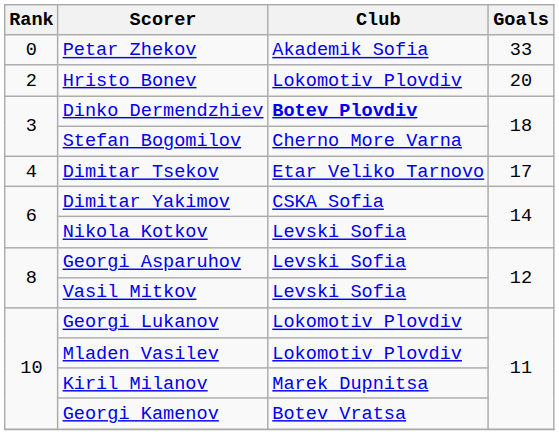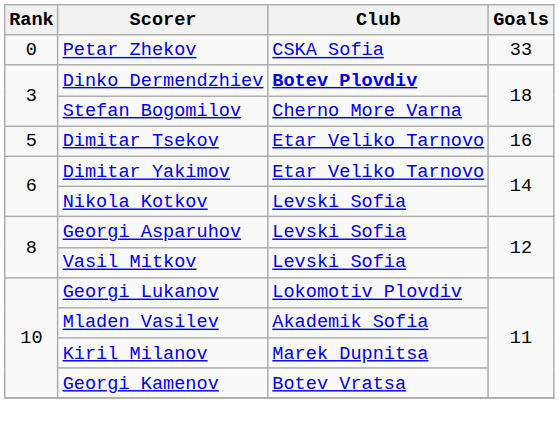(350, 50) Akademik Sofia -> (328, 50) CSKA Sofia
- row: (130, 80)
(31, 171) 4 -> (31, 141) 5
(521, 171) 17 -> (521, 141) 16
(328, 202) CSKA Sofia -> (378, 171) Etar Veliko Tarnovo
(367, 353) Lokomotiv Plovdiv -> (350, 323) Akademik Sofia
